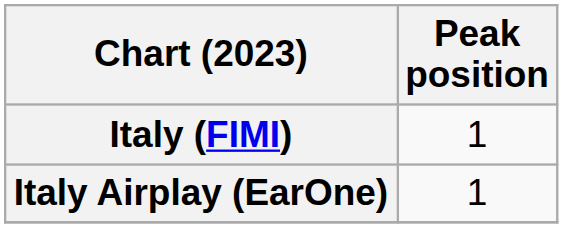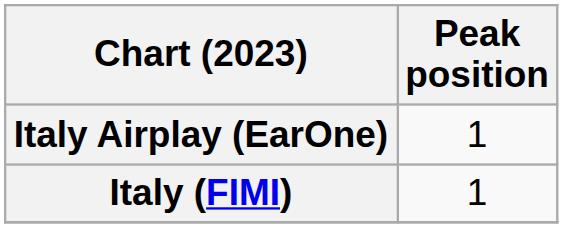rows swapped: (201, 134) <-> (201, 192)
